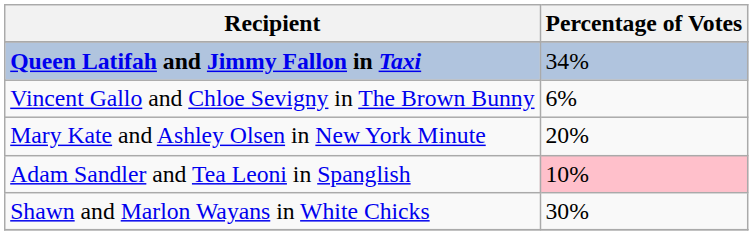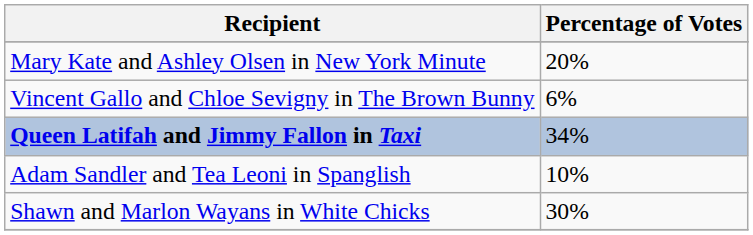rows swapped: (216, 60) <-> (248, 135)
(567, 173) pink background -> (567, 173) no background
